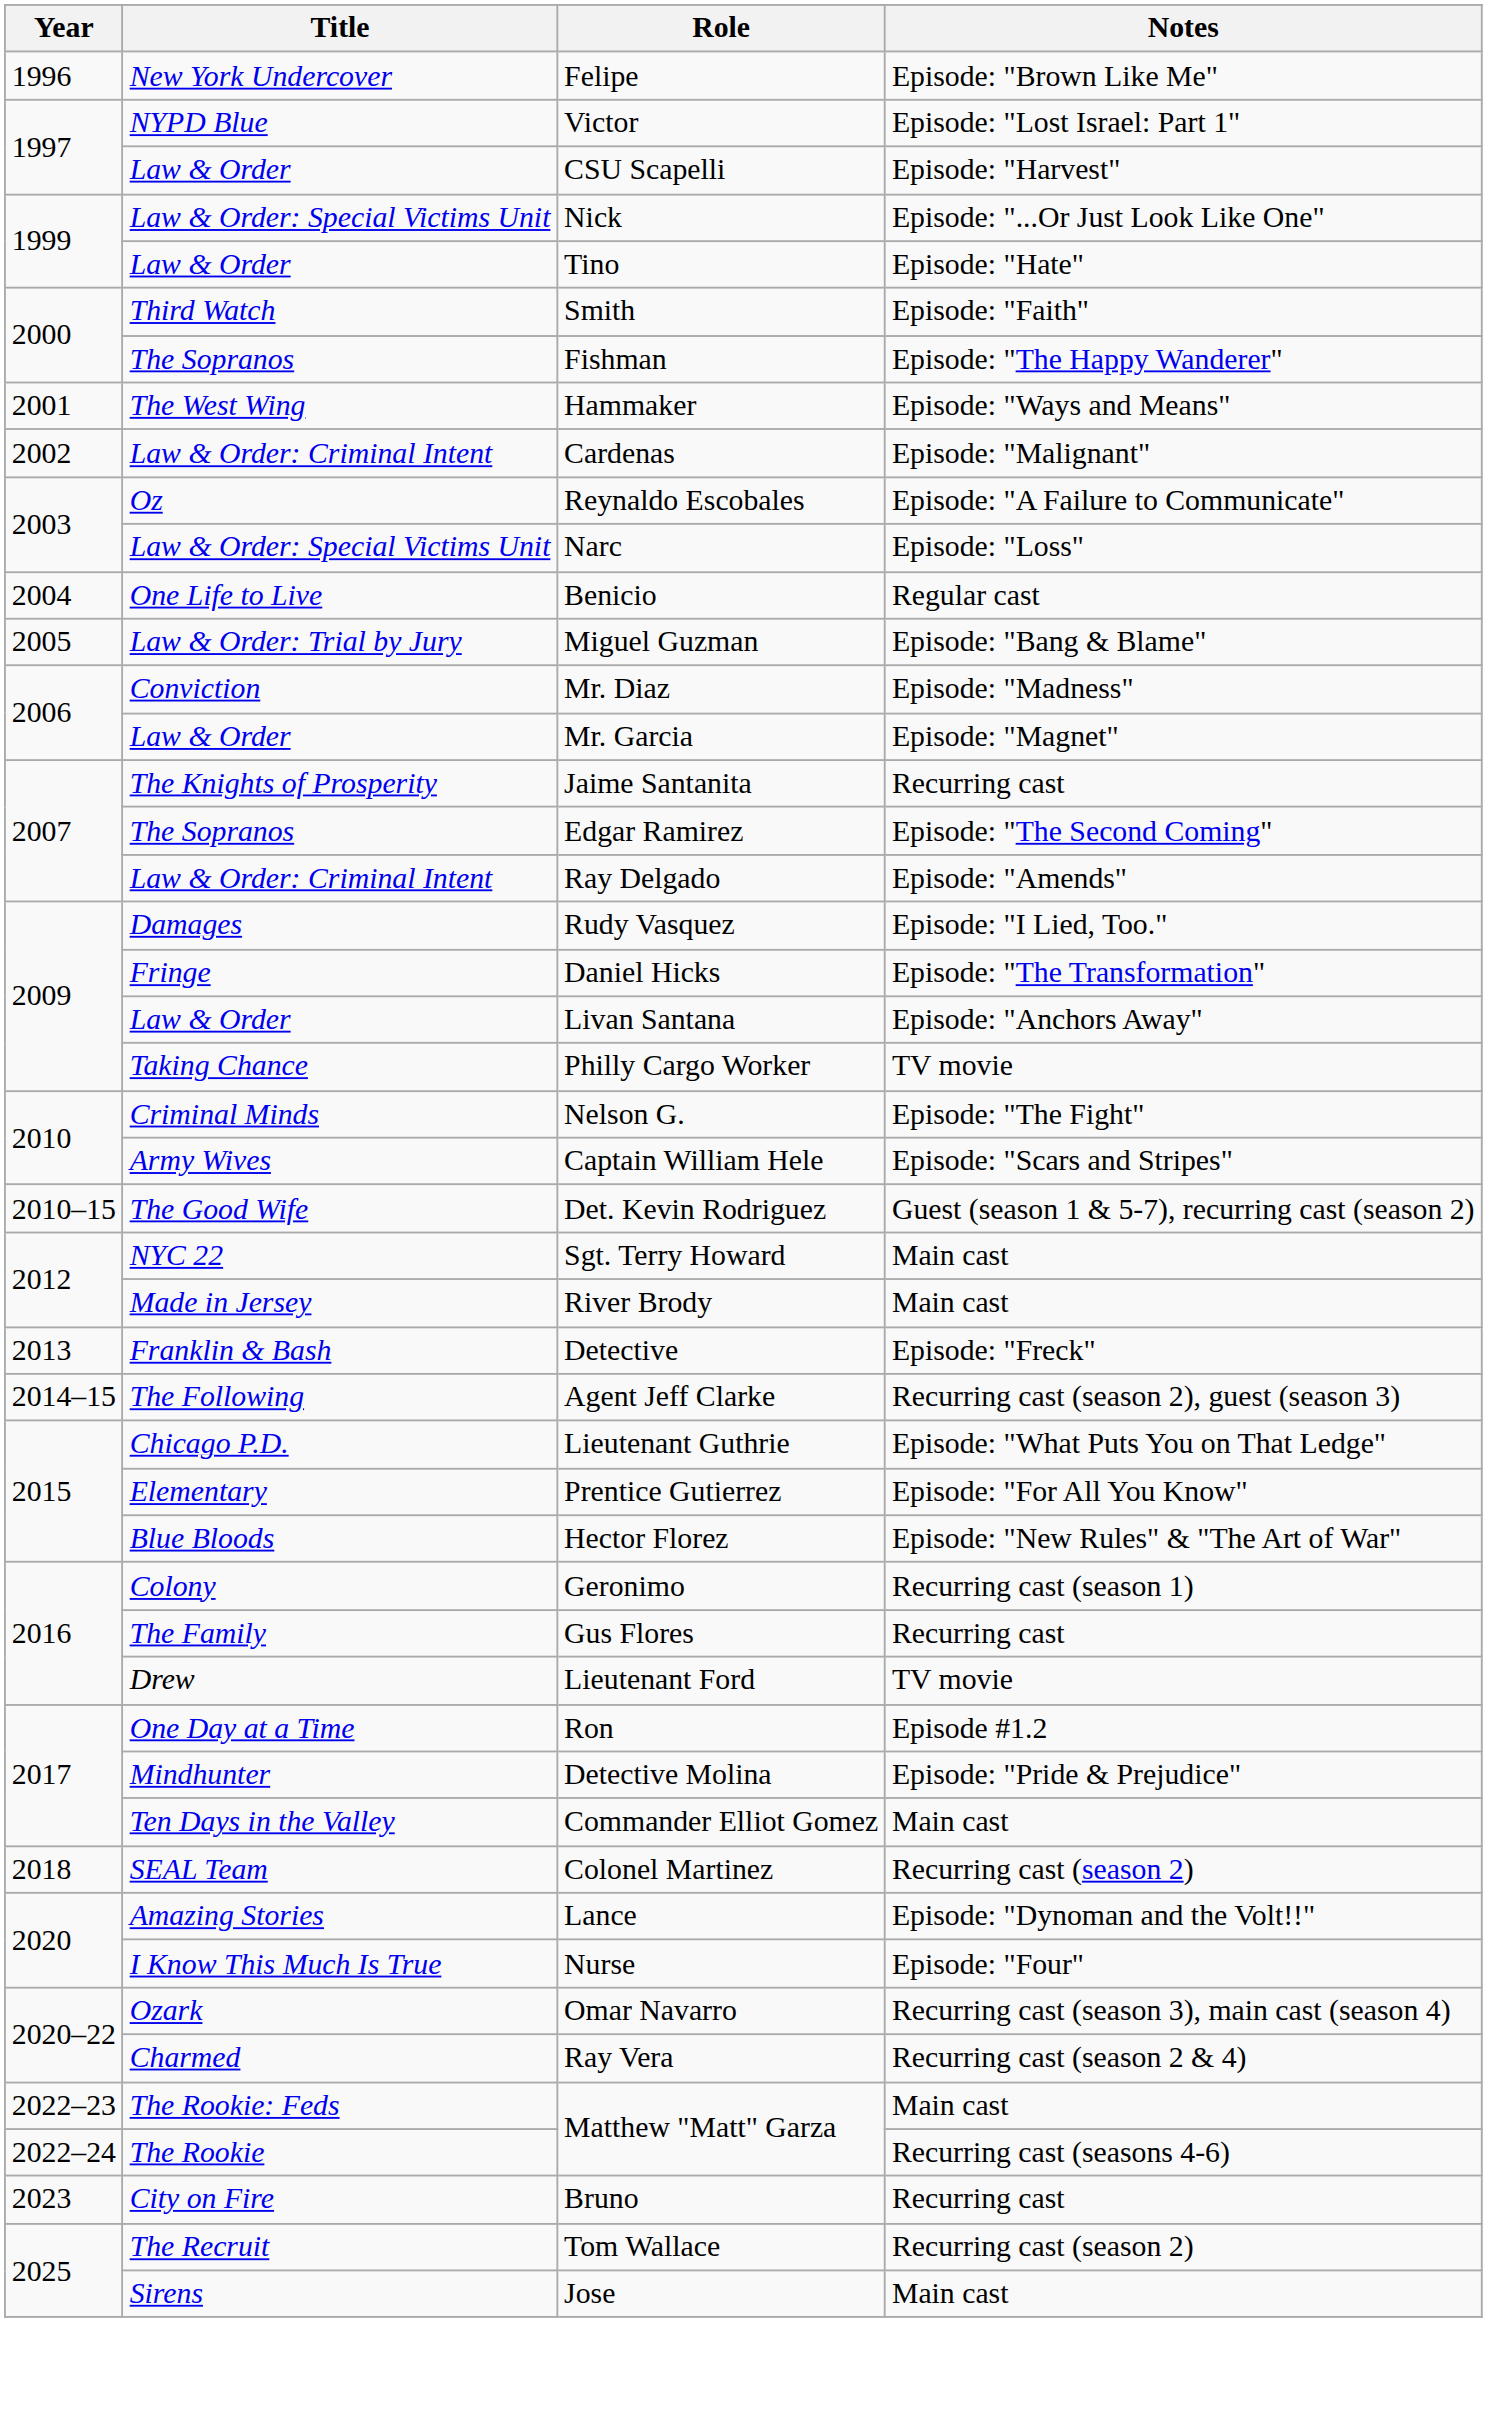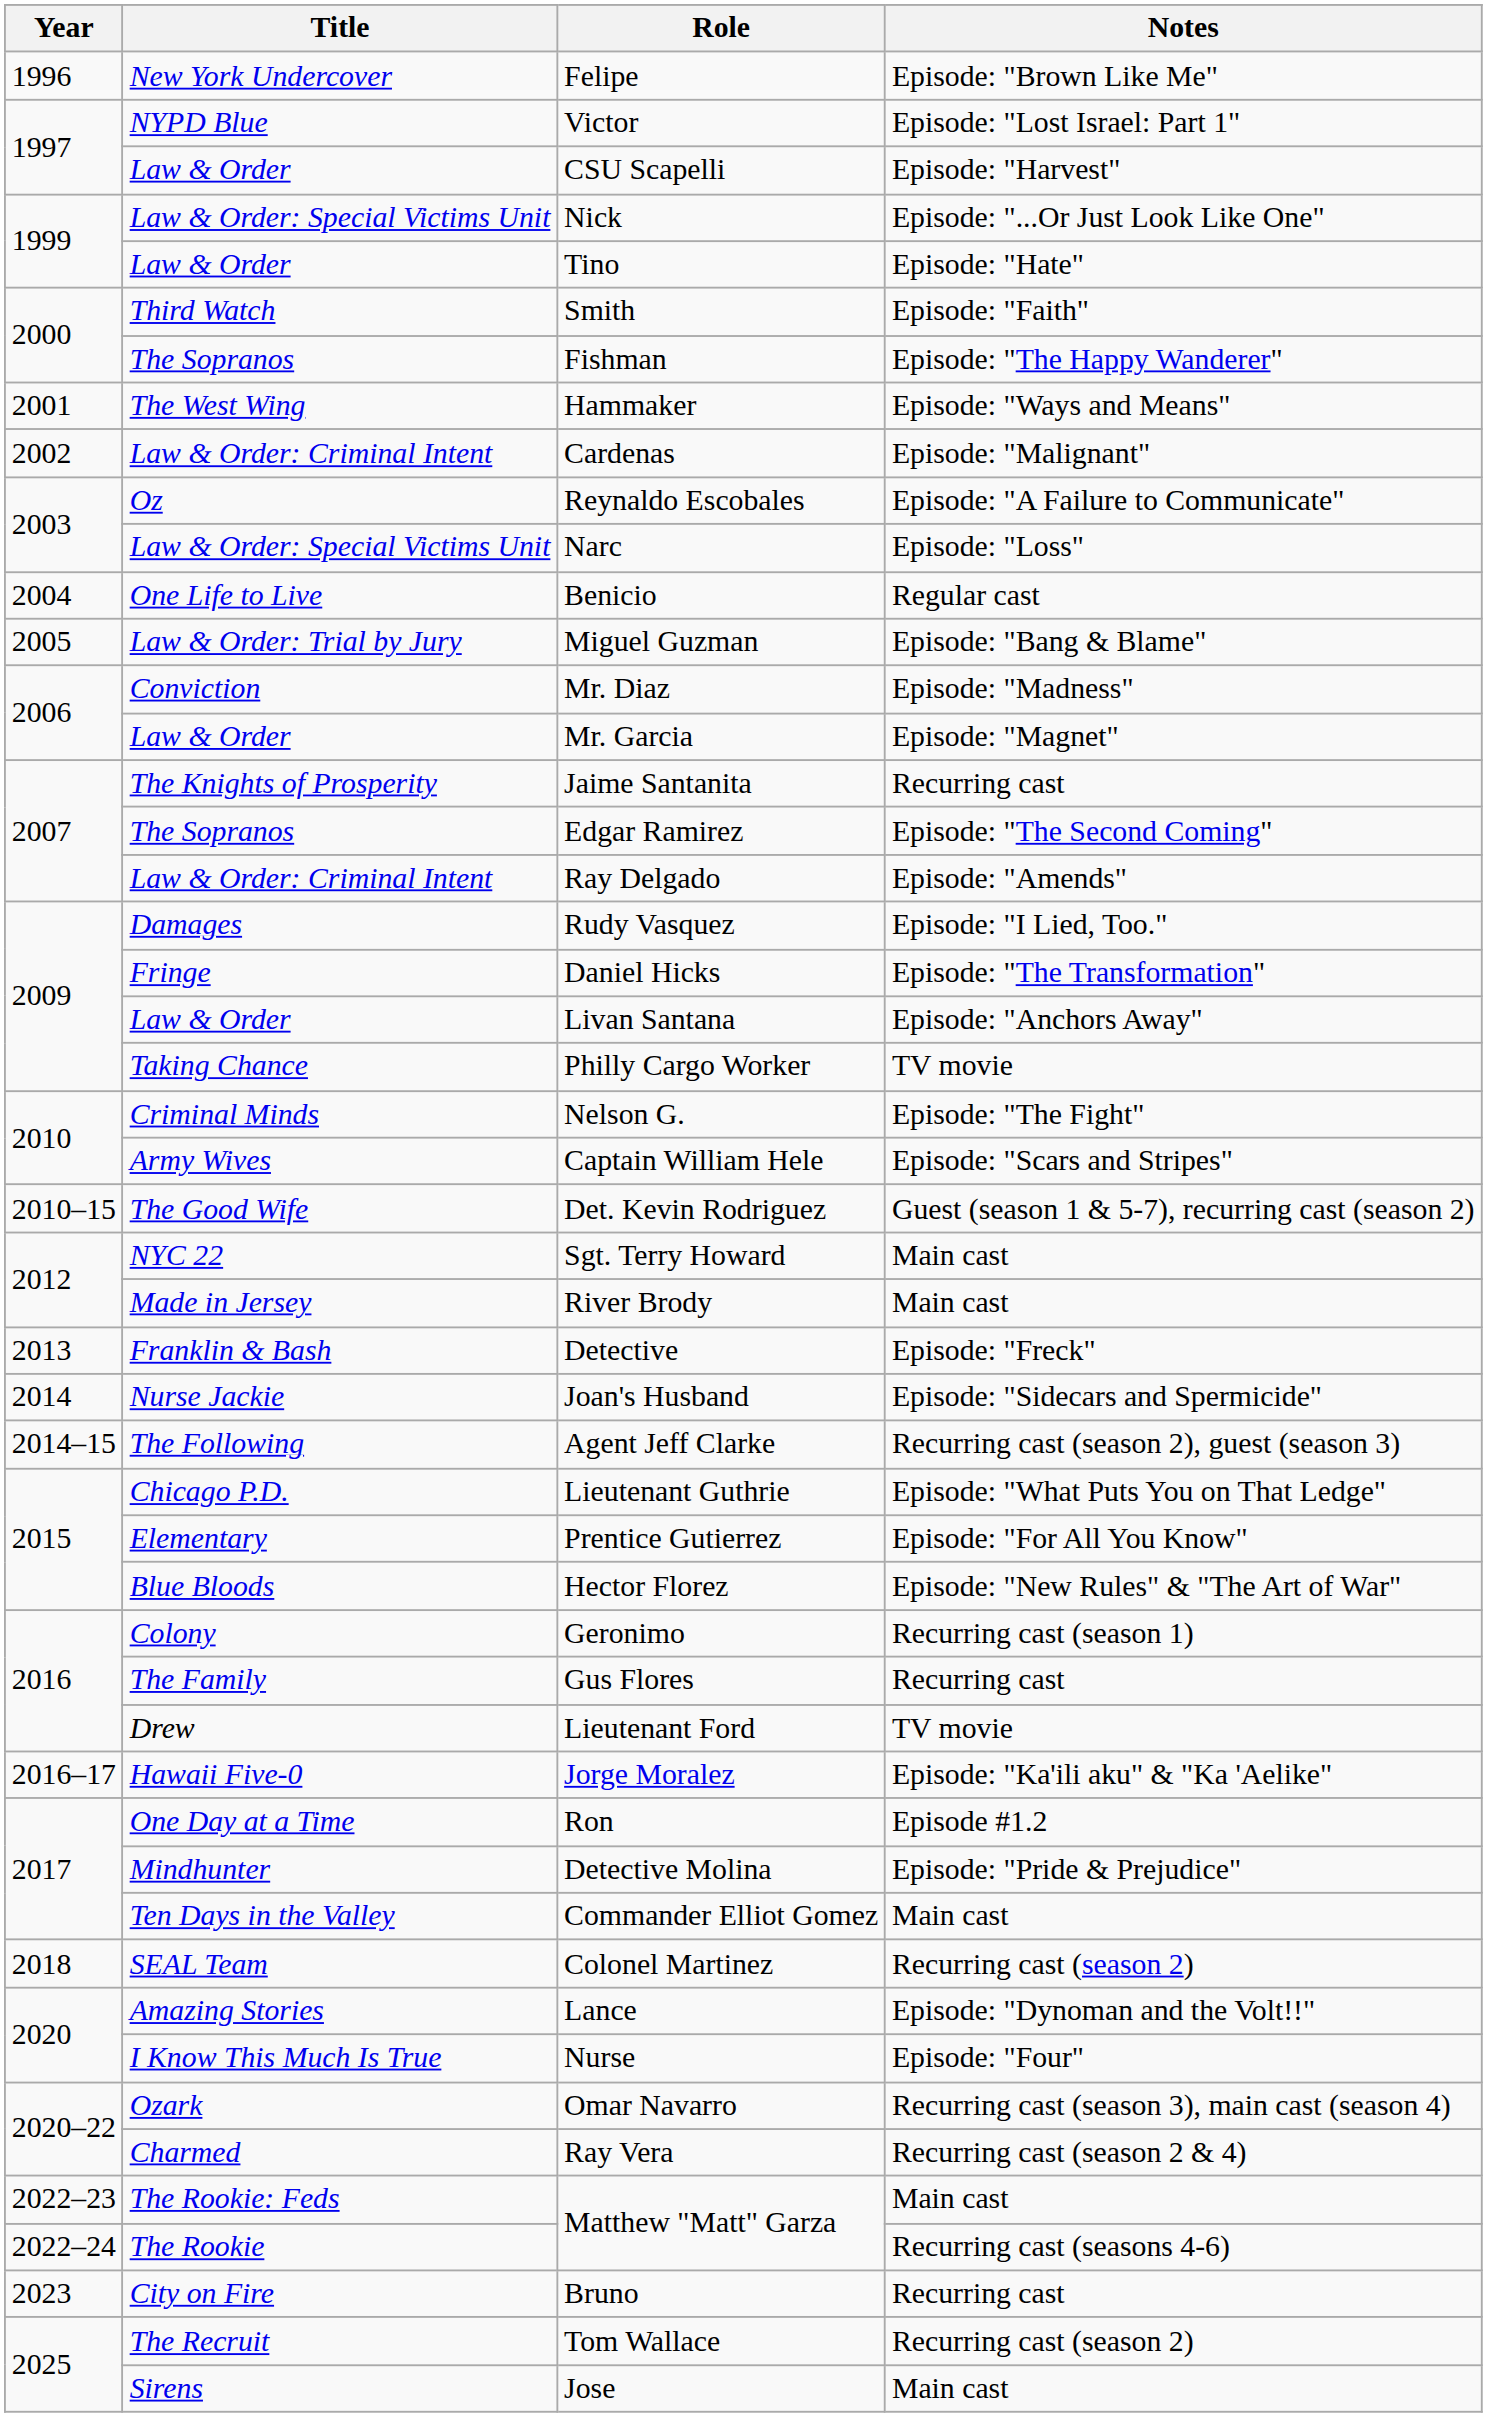+ row: (207, 1396)
+ row: (216, 1774)
